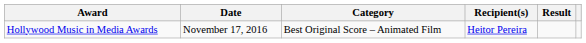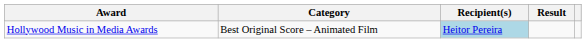- column: (231, 12)
(497, 29) no background -> (473, 29) lightblue background
